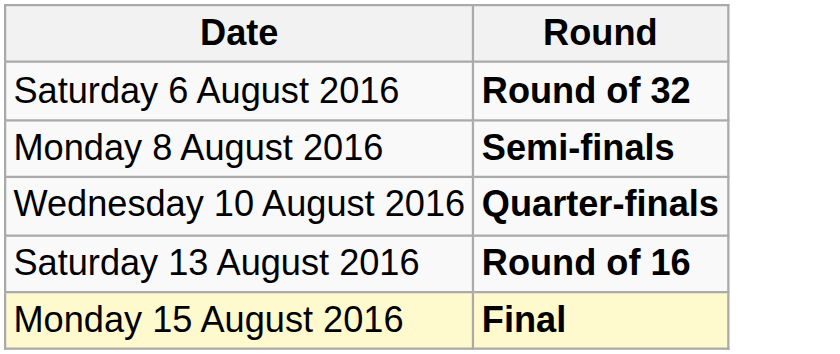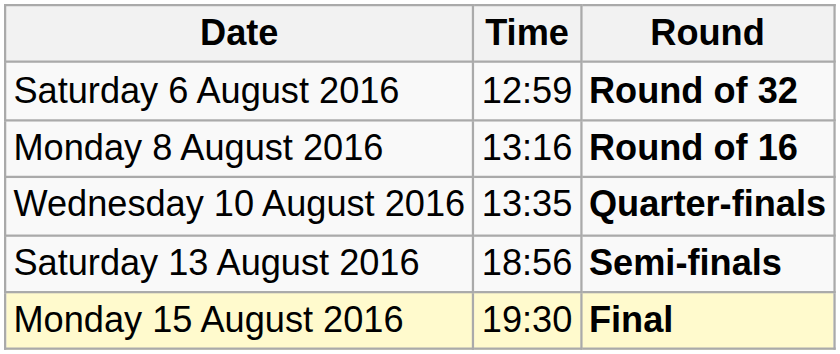+ column: (527, 33)
(578, 147) Semi-finals -> (693, 147) Round of 16
(586, 262) Round of 16 -> (685, 262) Semi-finals
